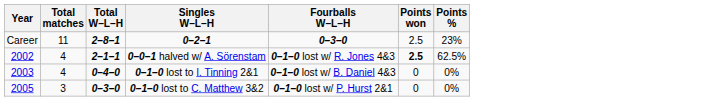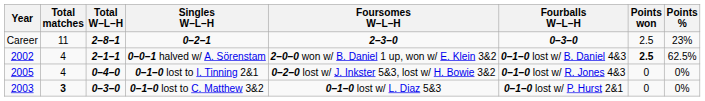+ column: (383, 18)
(333, 56) 0–1–0 lost w/ R. Jones 4&3 -> (564, 56) 0–1–0 lost w/ B. Daniel 4&3
(22, 72) 2003 -> (22, 72) 2005
(333, 72) 0–1–0 lost w/ B. Daniel 4&3 -> (564, 72) 0–1–0 lost w/ R. Jones 4&3
(22, 88) 2005 -> (22, 88) 2003
(63, 88) normal -> (63, 88) bold
